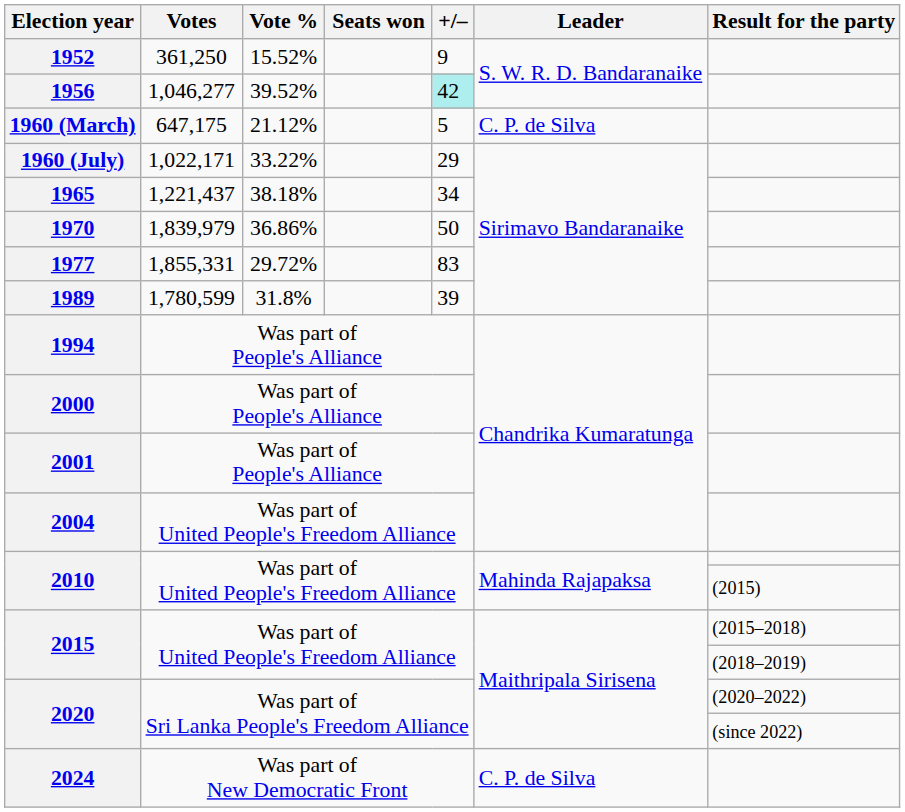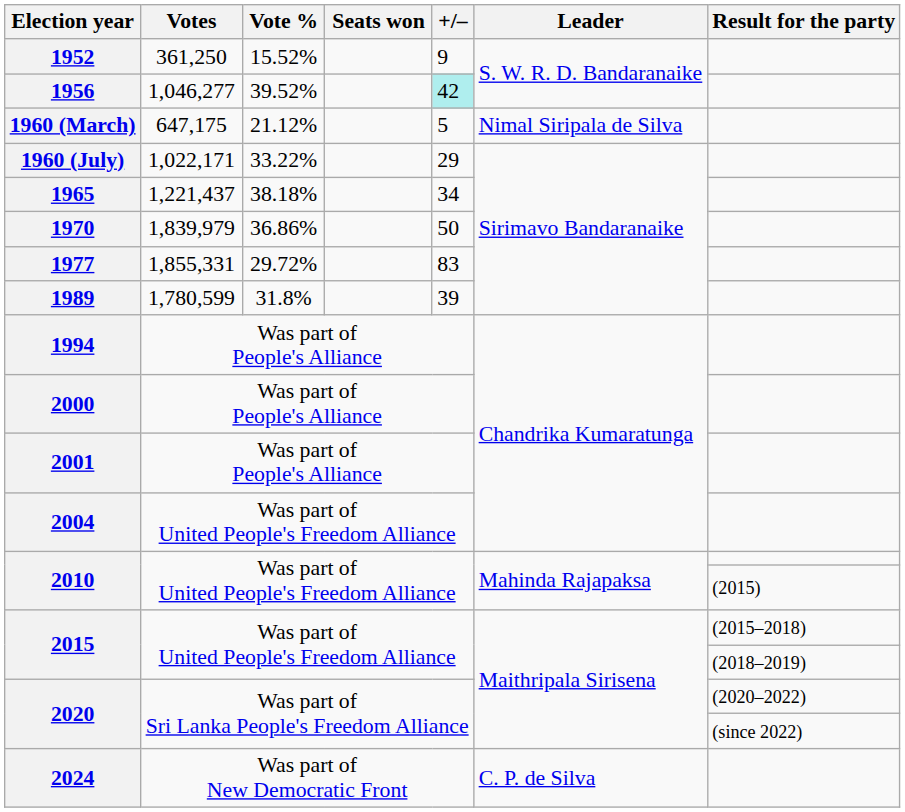(537, 125) C. P. de Silva -> (580, 125) Nimal Siripala de Silva
